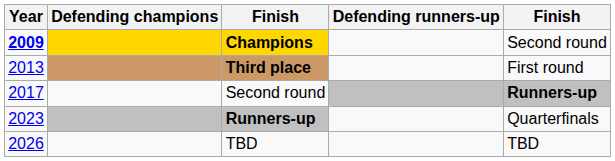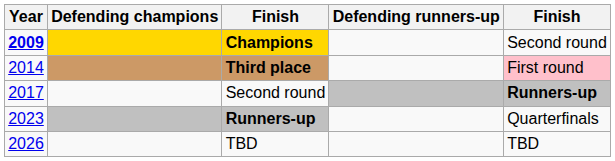(26, 67) 2013 -> (26, 67) 2014
(545, 67) no background -> (545, 67) pink background
